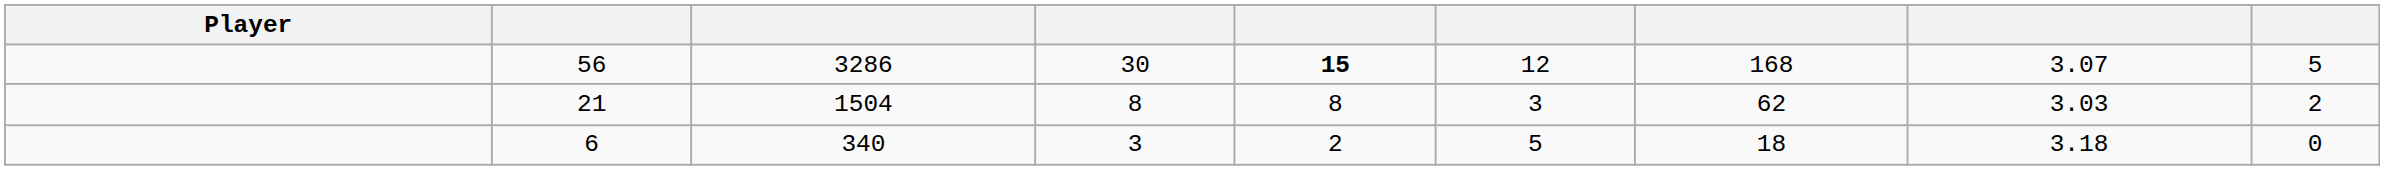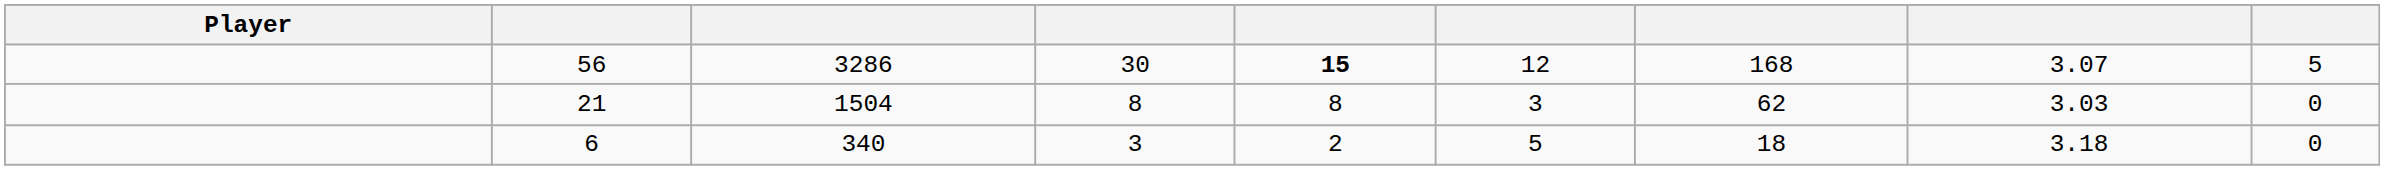(2315, 105) 2 -> (2315, 105) 0
